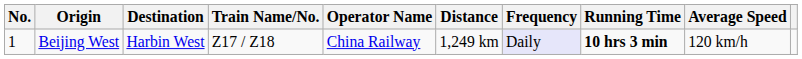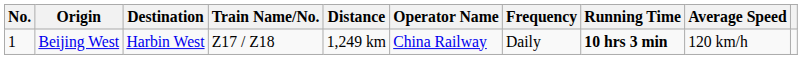columns swapped: (380, 16) <-> (469, 16)
(523, 41) lavender background -> (523, 41) no background
